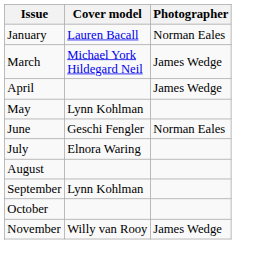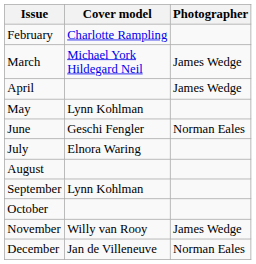- row: (27, 34)
+ row: (30, 34)
+ row: (33, 249)
